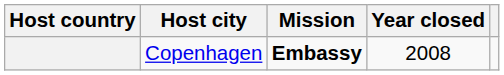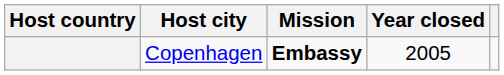(428, 53) 2008 -> (428, 53) 2005
